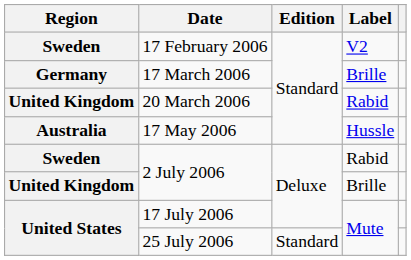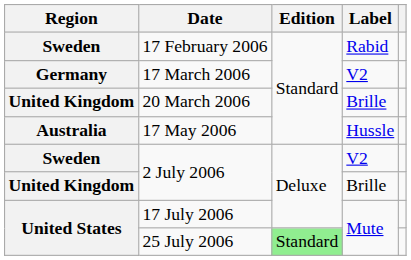(357, 46) V2 -> (367, 46) Rabid
(366, 74) Brille -> (357, 74) V2
(367, 102) Rabid -> (366, 102) Brille
(367, 158) Rabid -> (357, 158) V2
(307, 241) no background -> (307, 241) lightgreen background
